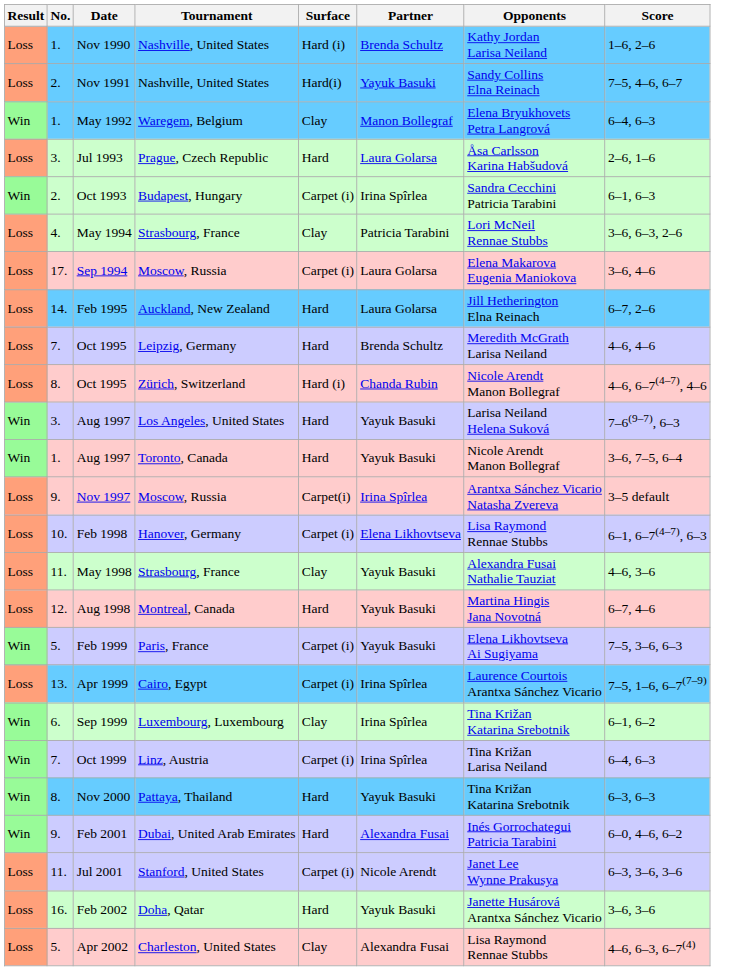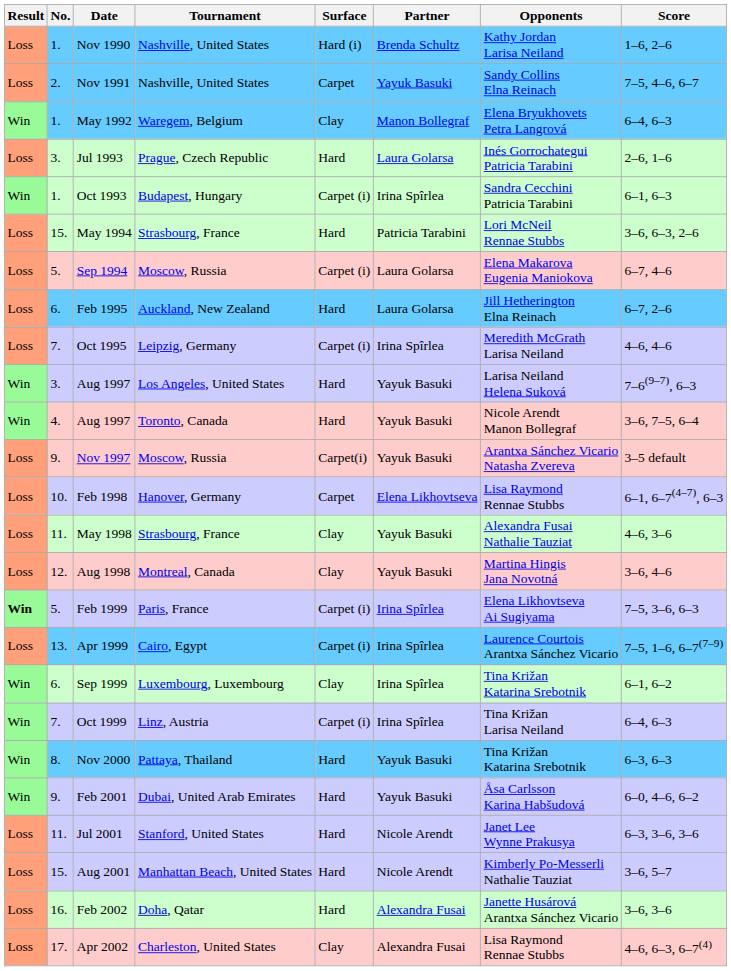(322, 82) Hard(i) -> (336, 82) Carpet
(518, 157) Åsa Carlsson Karina Habšudová -> (536, 157) Inés Gorrochategui Patricia Tarabini
(56, 195) 2. -> (56, 195) 1.
(56, 232) 4. -> (59, 232) 15.
(315, 232) Clay -> (332, 232) Hard
(59, 270) 17. -> (56, 270) 5.
(632, 270) 3–6, 4–6 -> (648, 270) 6–7, 4–6
(59, 307) 14. -> (56, 307) 6.
(315, 345) Hard -> (344, 345) Carpet (i)
(402, 345) Brenda Schultz -> (410, 345) Irina Spîrlea
- row: (102, 382)
(56, 458) 1. -> (56, 420) 4.
(394, 495) Irina Spîrlea -> (414, 458) Yayuk Basuki
(328, 533) Carpet (i) -> (336, 495) Carpet
(315, 608) Hard -> (331, 570) Clay
(632, 608) 6–7, 4–6 -> (648, 570) 3–6, 4–6
(19, 645) normal -> (20, 608) bold
(398, 645) Yayuk Basuki -> (410, 608) Irina Spîrlea
(405, 833) Alexandra Fusai -> (414, 796) Yayuk Basuki
(519, 833) Inés Gorrochategui Patricia Tarabini -> (534, 796) Åsa Carlsson Karina Habšudová
(328, 871) Carpet (i) -> (332, 833) Hard
+ row: (104, 871)
(398, 908) Yayuk Basuki -> (421, 908) Alexandra Fusai
(56, 946) 5. -> (59, 946) 17.
